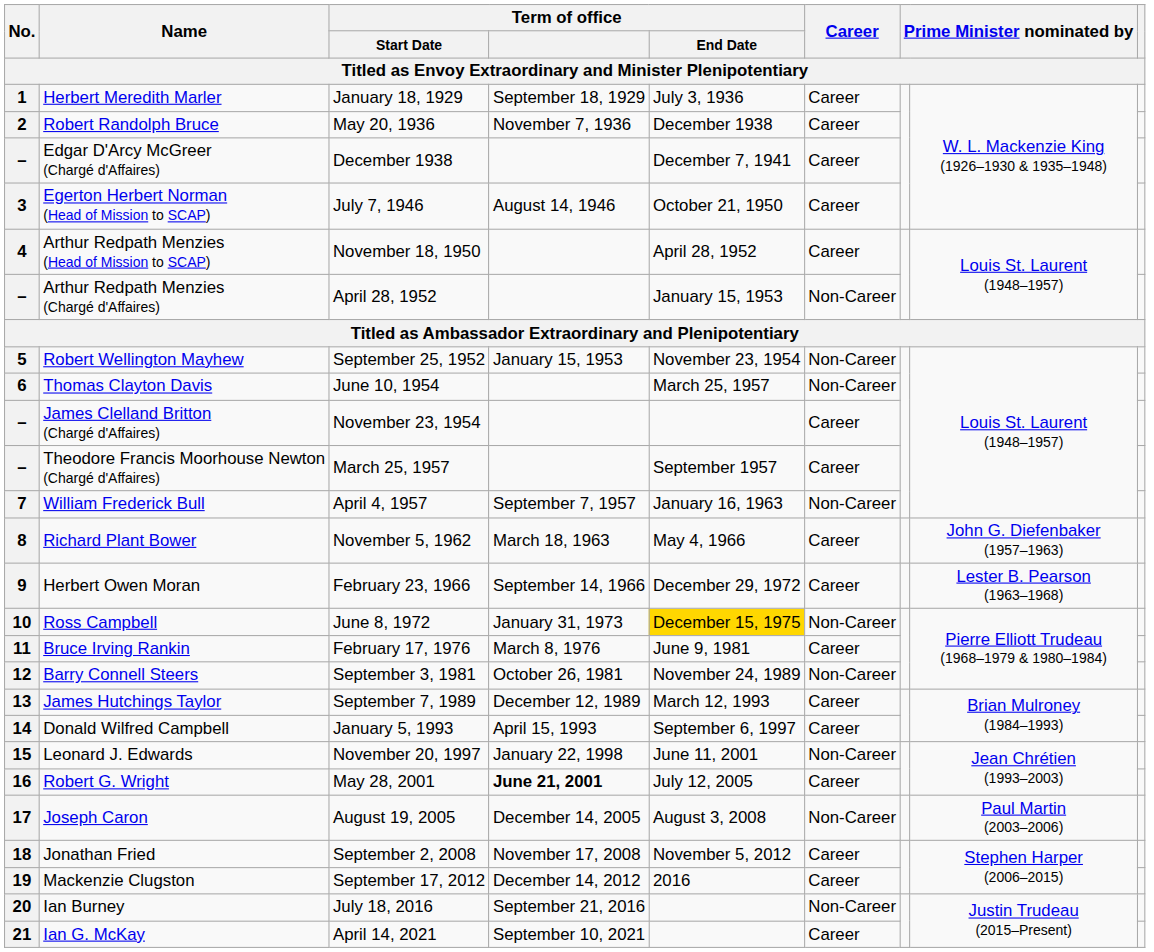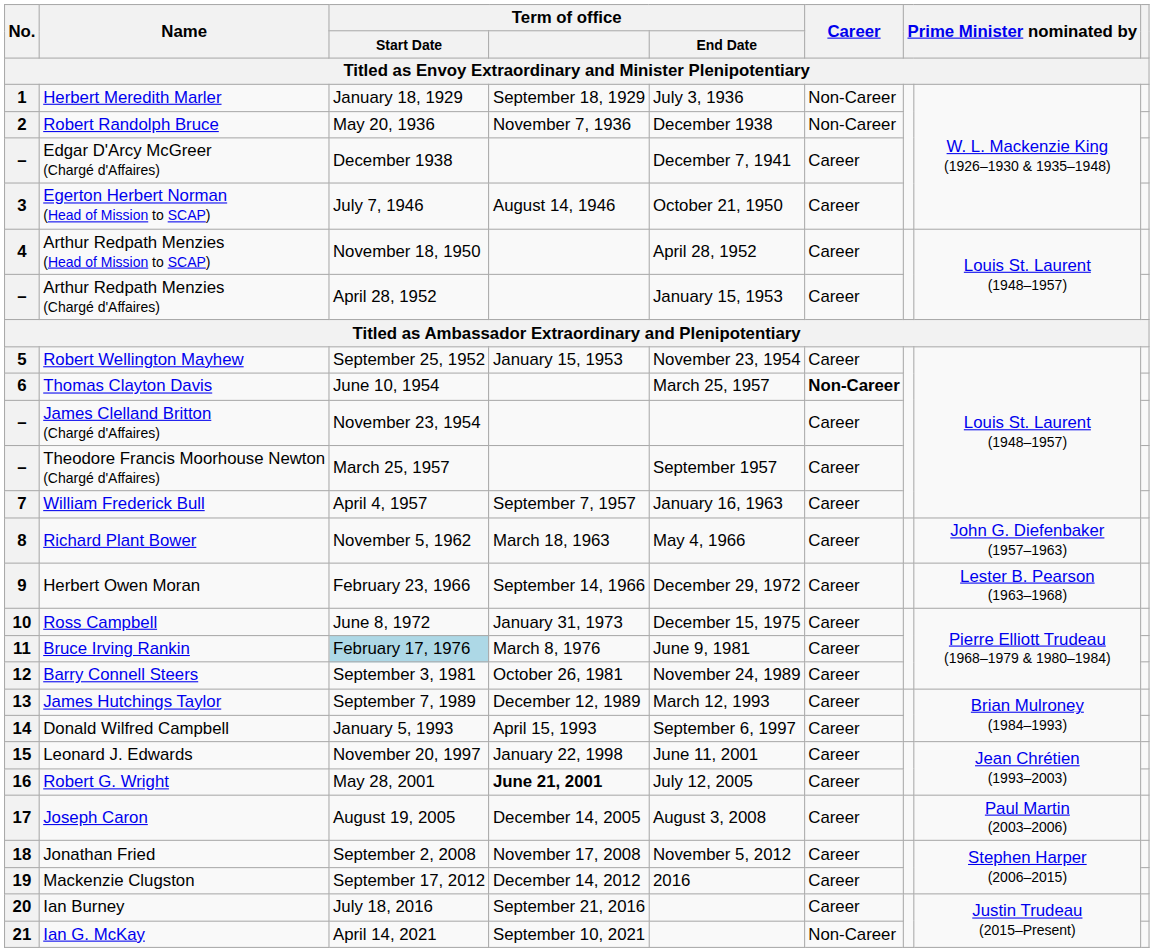(834, 97) Career -> (852, 97) Non-Career
(834, 124) Career -> (852, 124) Non-Career
(852, 297) Non-Career -> (834, 297) Career
(852, 359) Non-Career -> (834, 359) Career
(852, 386) normal -> (854, 386) bold
(852, 504) Non-Career -> (834, 504) Career
(727, 621) gold background -> (727, 621) no background
(852, 621) Non-Career -> (834, 621) Career
(402, 648) no background -> (402, 648) lightblue background
(852, 675) Non-Career -> (834, 675) Career
(852, 755) Non-Career -> (834, 755) Career
(852, 817) Non-Career -> (834, 817) Career
(852, 907) Non-Career -> (834, 907) Career
(834, 933) Career -> (852, 933) Non-Career
